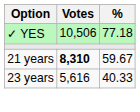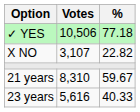+ row: (22, 53)
(75, 59) bold -> (75, 78) normal
